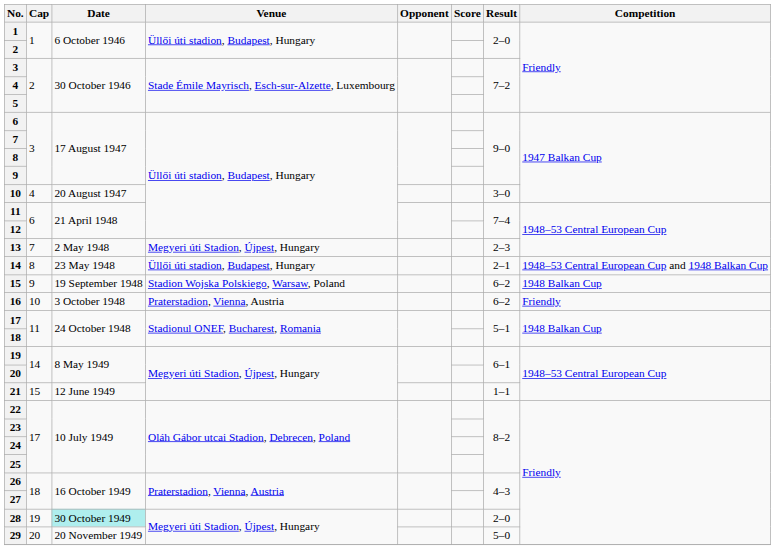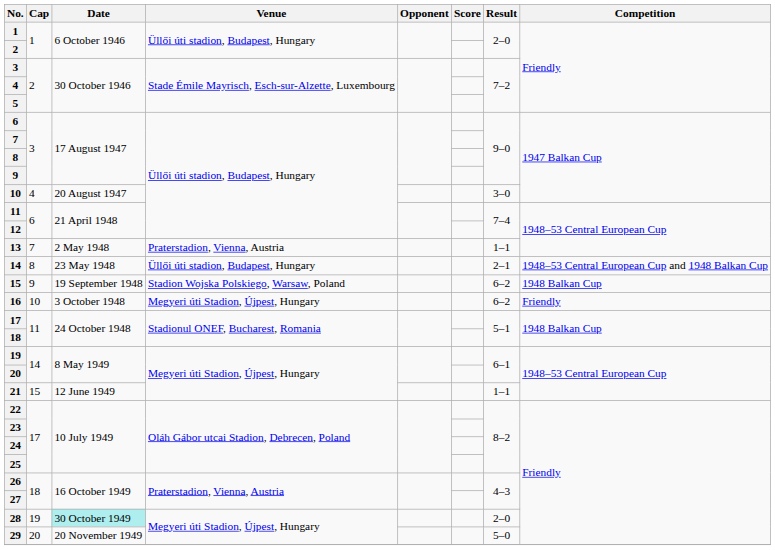(234, 247) Megyeri úti Stadion, Újpest, Hungary -> (216, 247) Praterstadion, Vienna, Austria
(502, 247) 2–3 -> (502, 247) 1–1
(216, 301) Praterstadion, Vienna, Austria -> (234, 301) Megyeri úti Stadion, Újpest, Hungary
